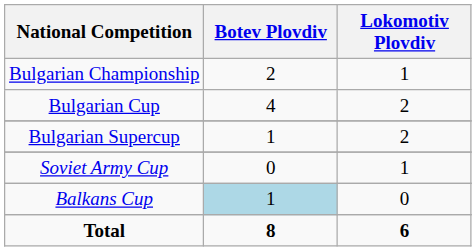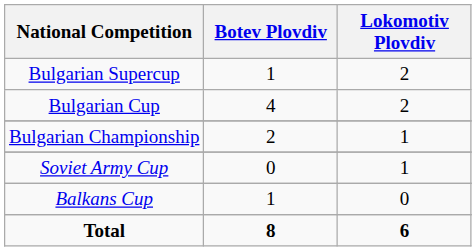rows swapped: (104, 74) <-> (104, 136)
(271, 199) lightblue background -> (271, 199) no background
